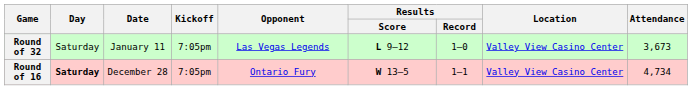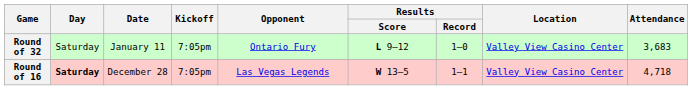(283, 47) Las Vegas Legends -> (283, 47) Ontario Fury
(657, 47) 3,673 -> (657, 47) 3,683
(283, 72) Ontario Fury -> (283, 72) Las Vegas Legends
(657, 72) 4,734 -> (657, 72) 4,718
